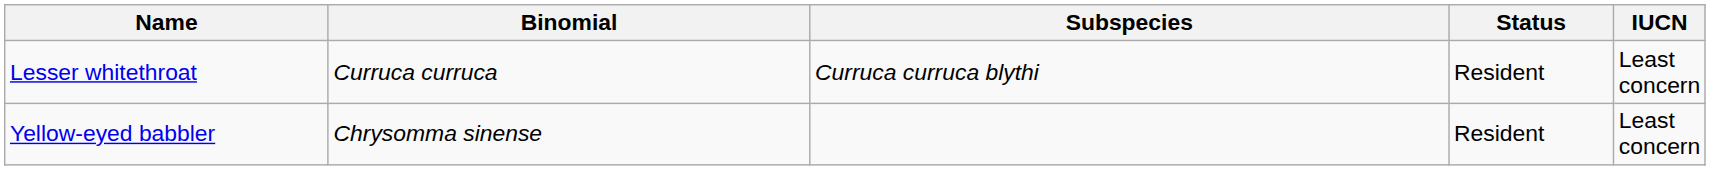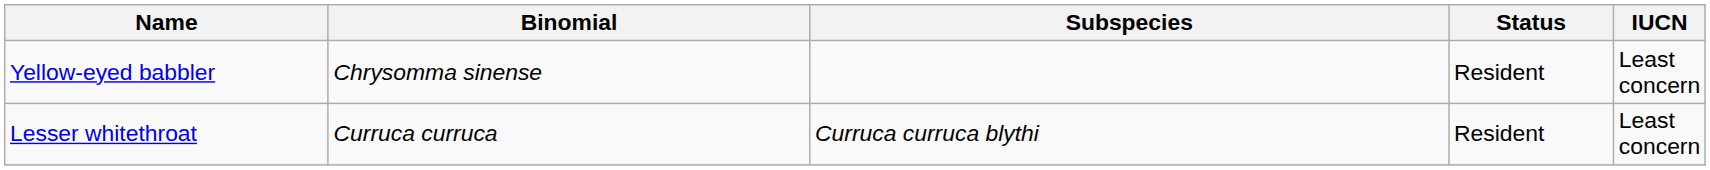rows swapped: (103, 71) <-> (113, 133)
